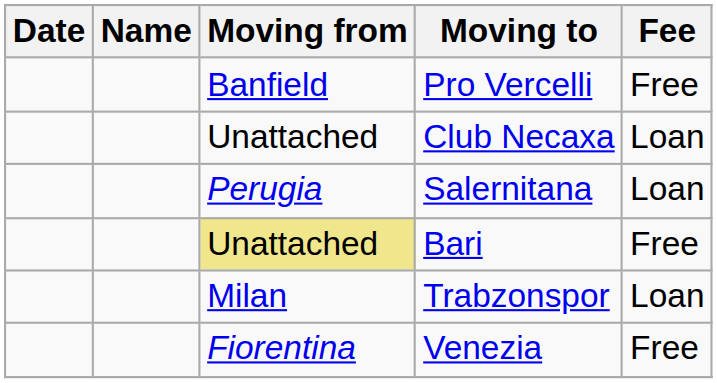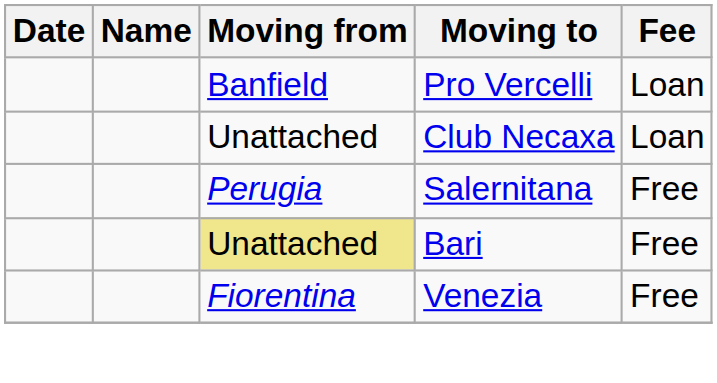(664, 84) Free -> (667, 84) Loan
(667, 190) Loan -> (664, 190) Free
- row: (516, 296)
